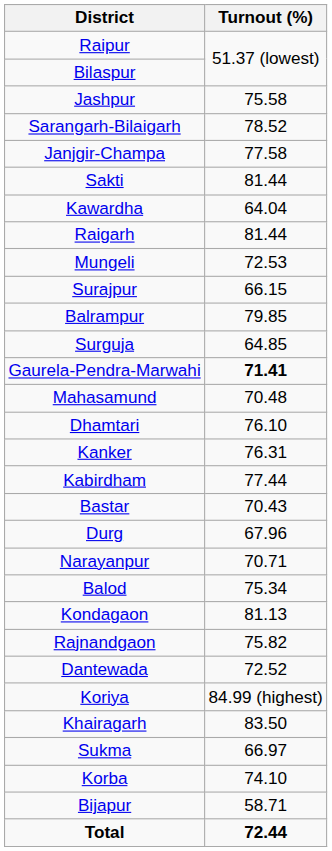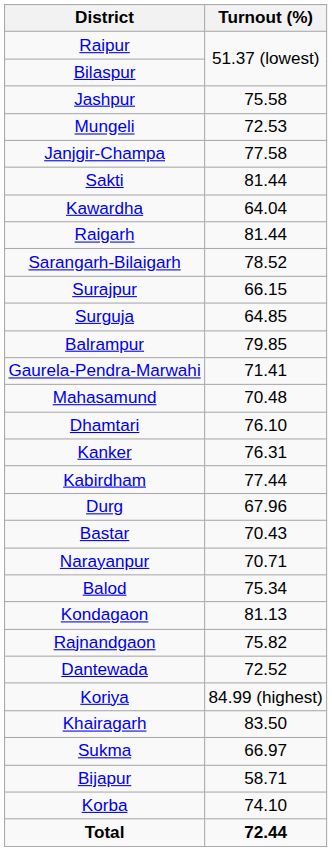rows swapped: (105, 262) <-> (105, 126)
rows swapped: (105, 316) <-> (105, 343)
(266, 371) bold -> (266, 371) normal
rows swapped: (105, 506) <-> (105, 533)
rows swapped: (105, 805) <-> (105, 778)
